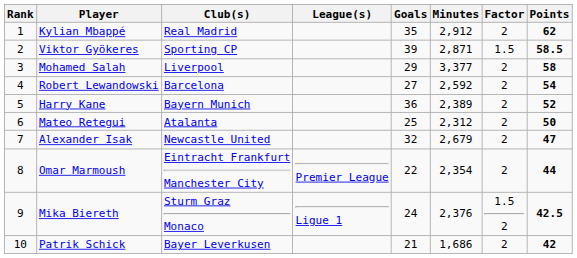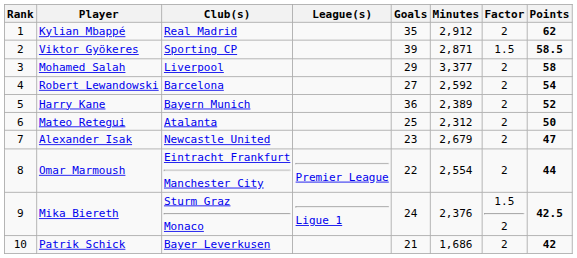(411, 139) 32 -> (411, 139) 23
(456, 170) 2,354 -> (456, 170) 2,554
